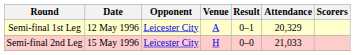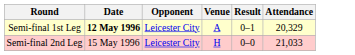- column: (332, 12)
(113, 27) normal -> (114, 27) bold
